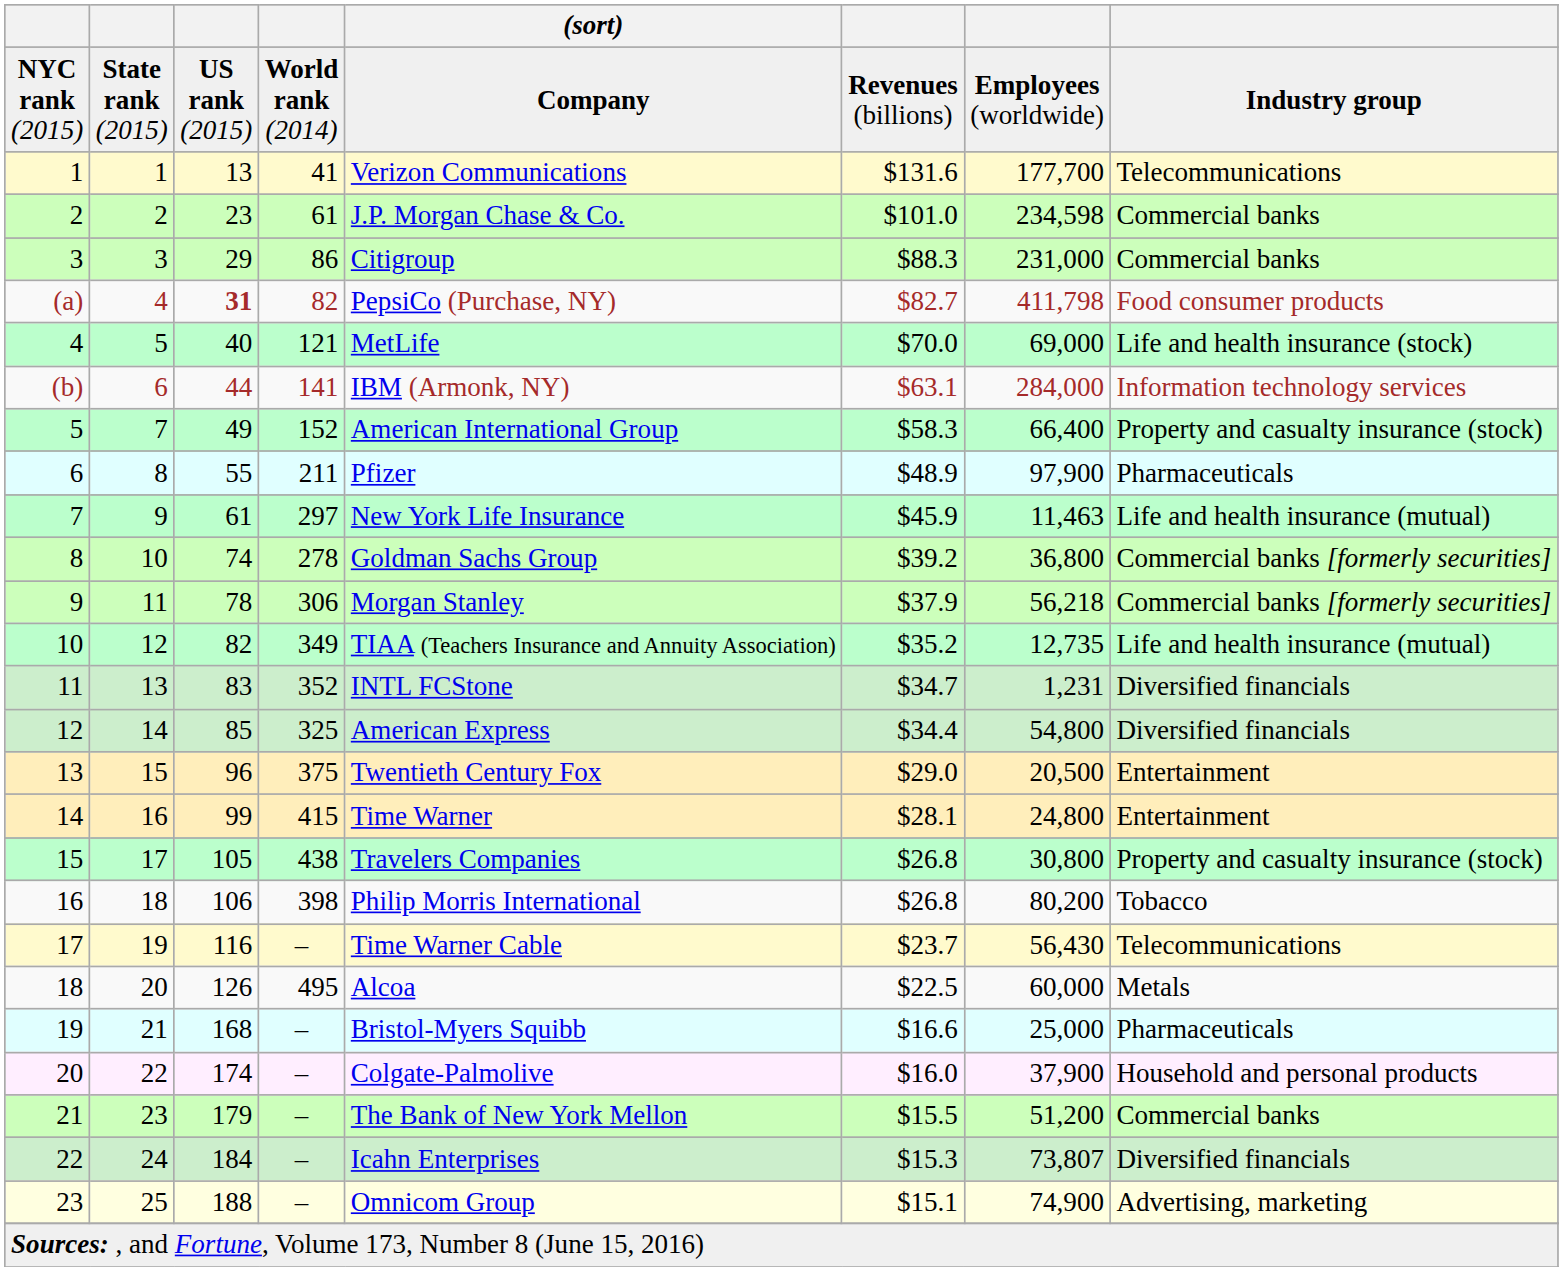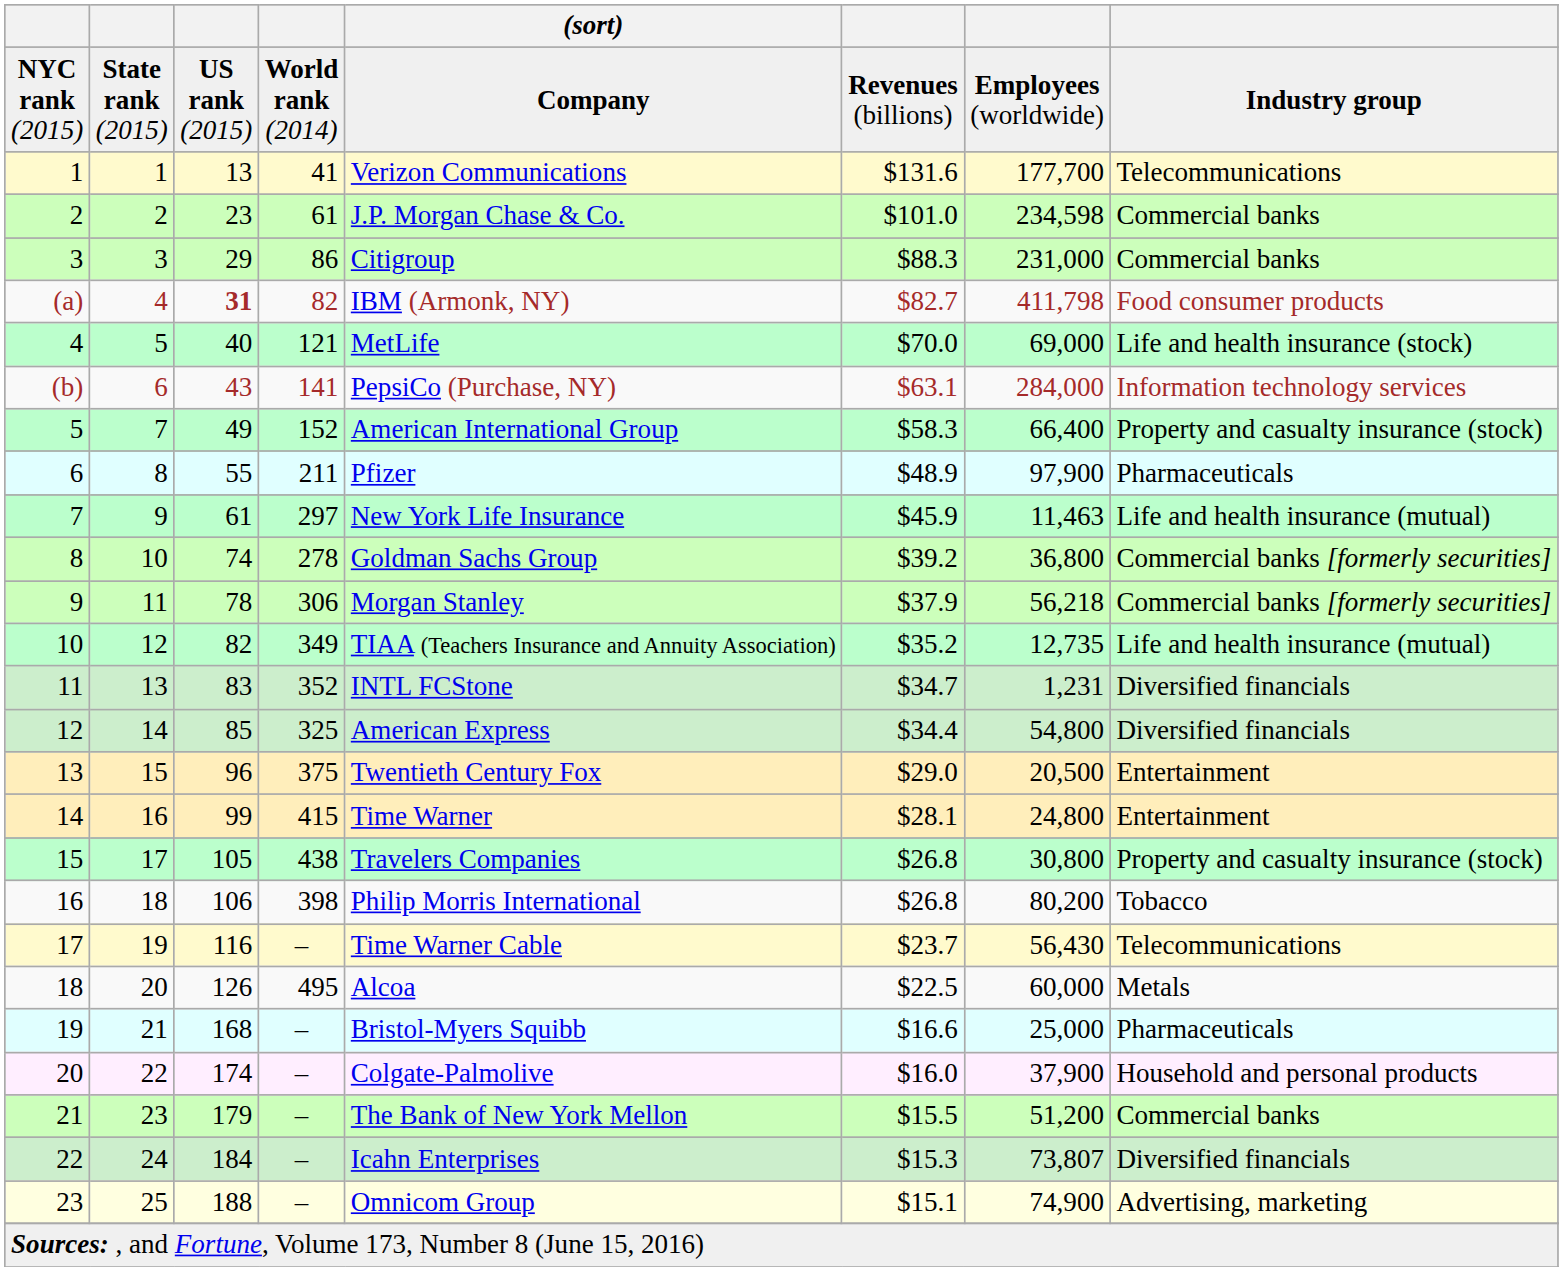(483, 301) PepsiCo (Purchase, NY) -> (460, 301) IBM (Armonk, NY)
(239, 386) 44 -> (239, 386) 43
(460, 386) IBM (Armonk, NY) -> (483, 386) PepsiCo (Purchase, NY)
